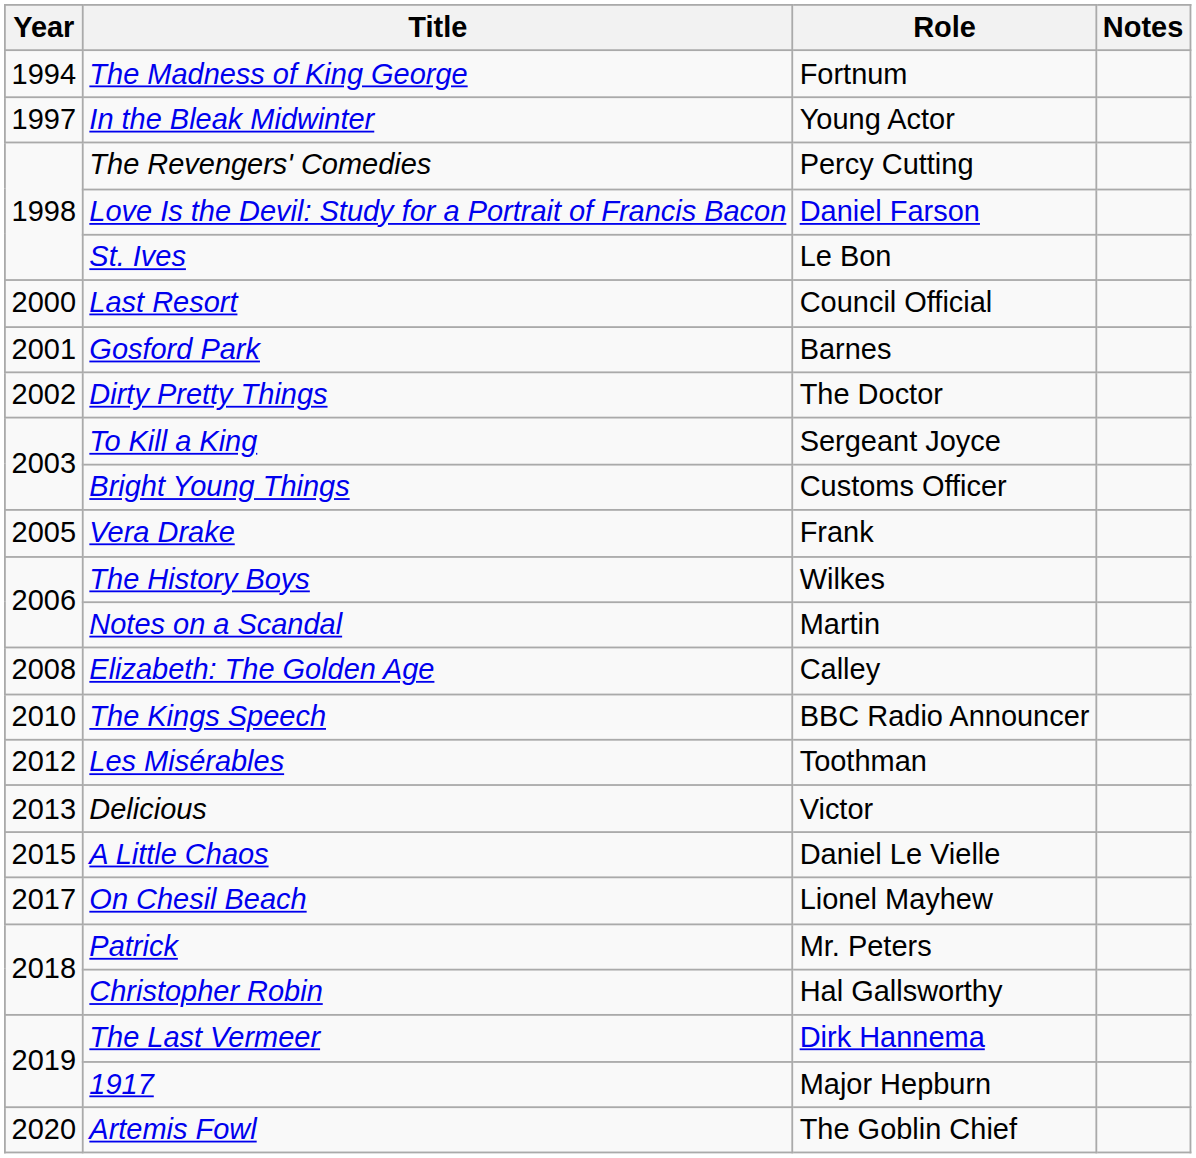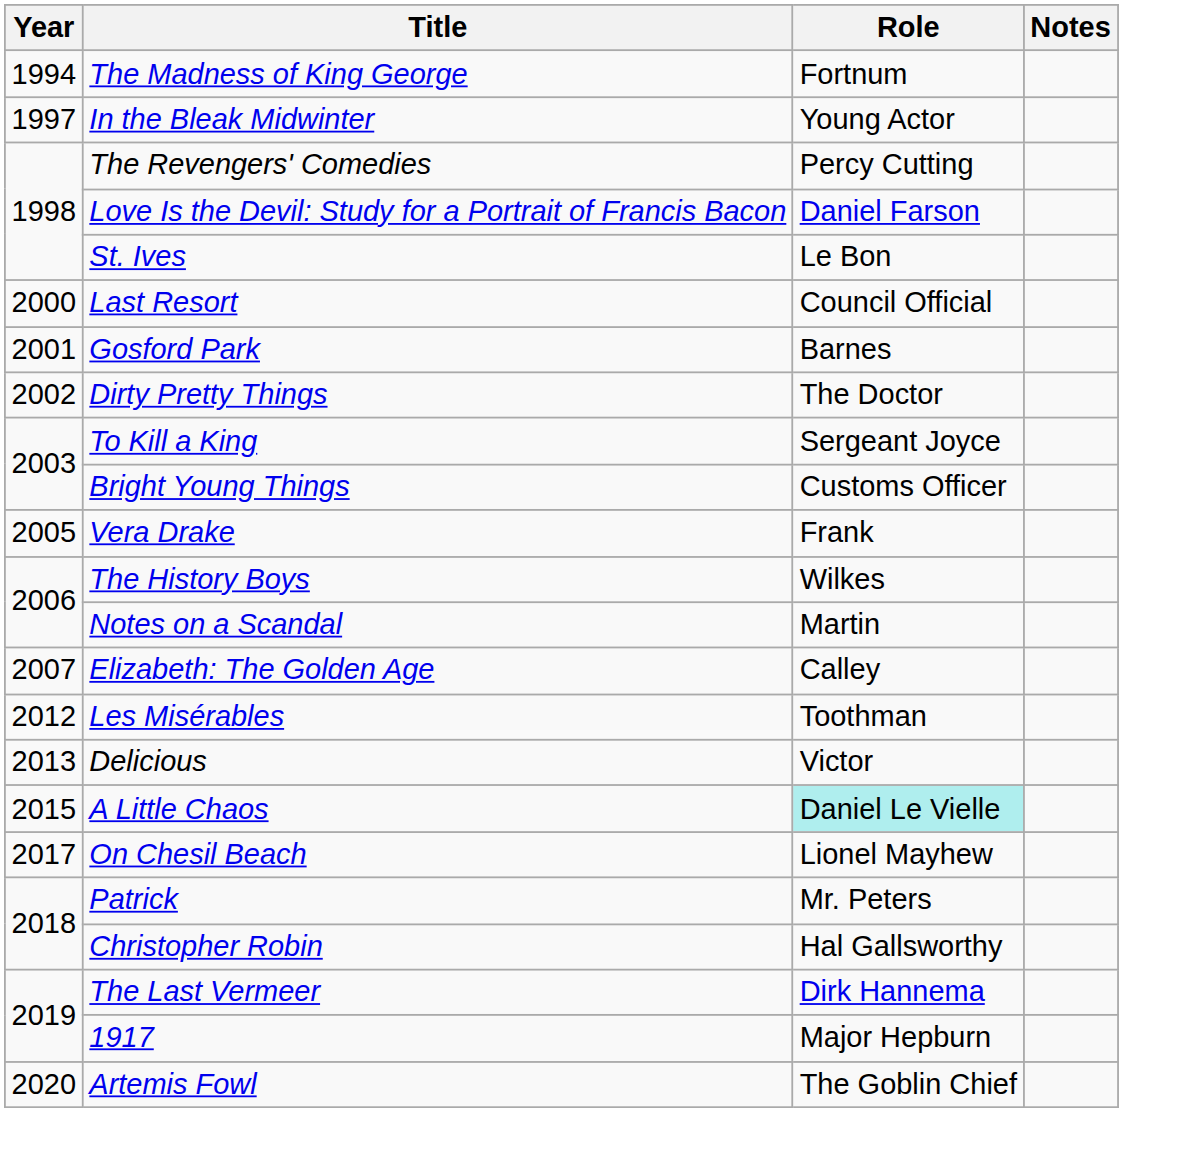(44, 670) 2008 -> (44, 670) 2007
- row: (208, 716)
(900, 854) no background -> (900, 808) paleturquoise background
